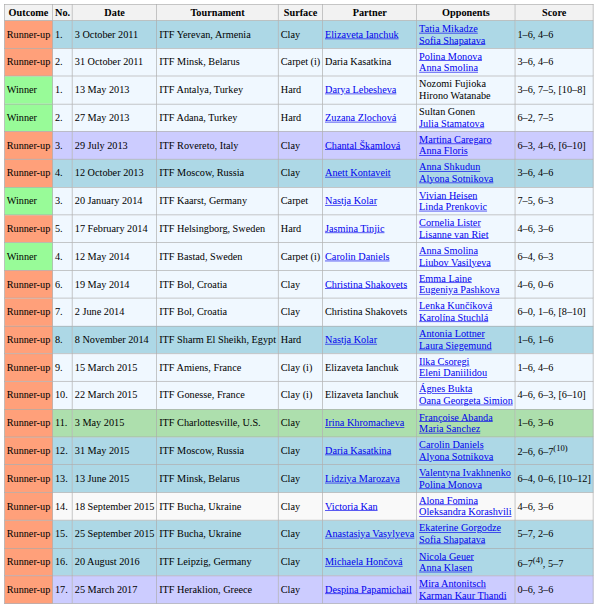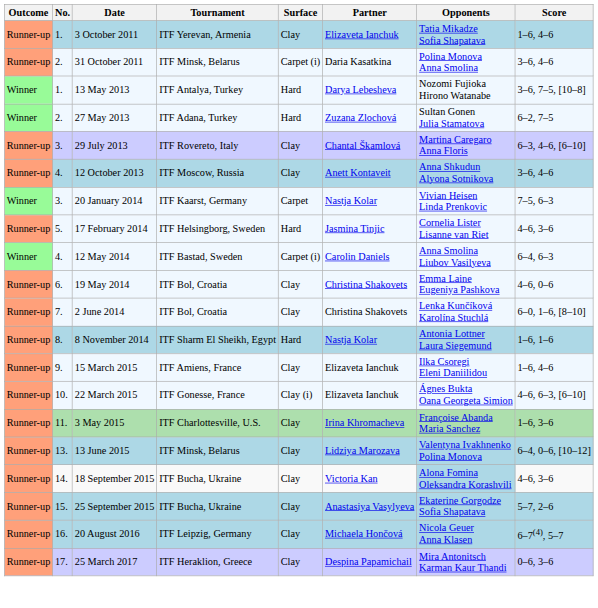(297, 367) Clay (i) -> (290, 367) Clay
- row: (102, 451)
(465, 506) no background -> (465, 478) lightblue background
